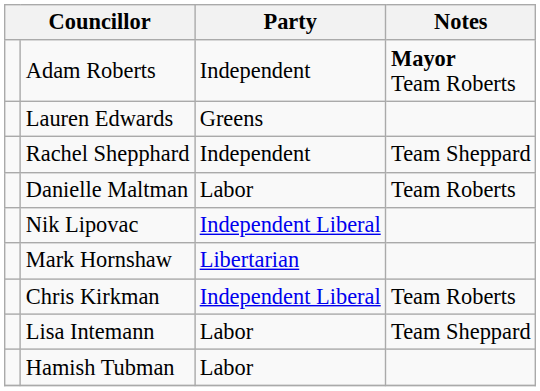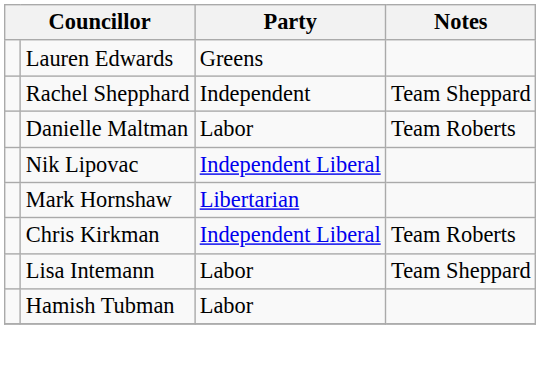- row: (91, 70)
